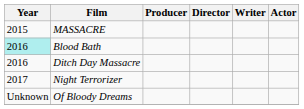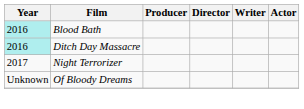- row: (79, 29)
(17, 63) no background -> (17, 46) paleturquoise background
